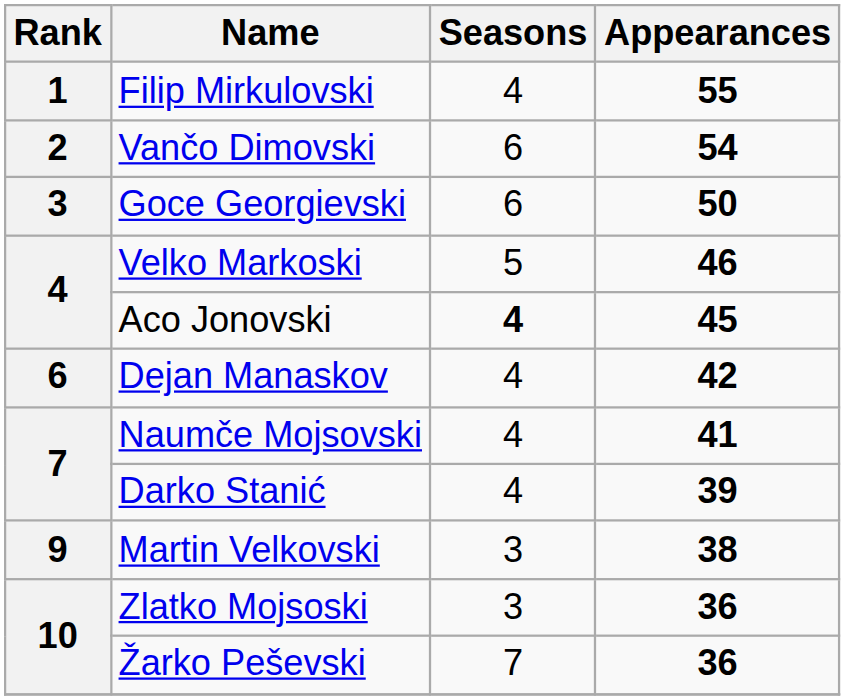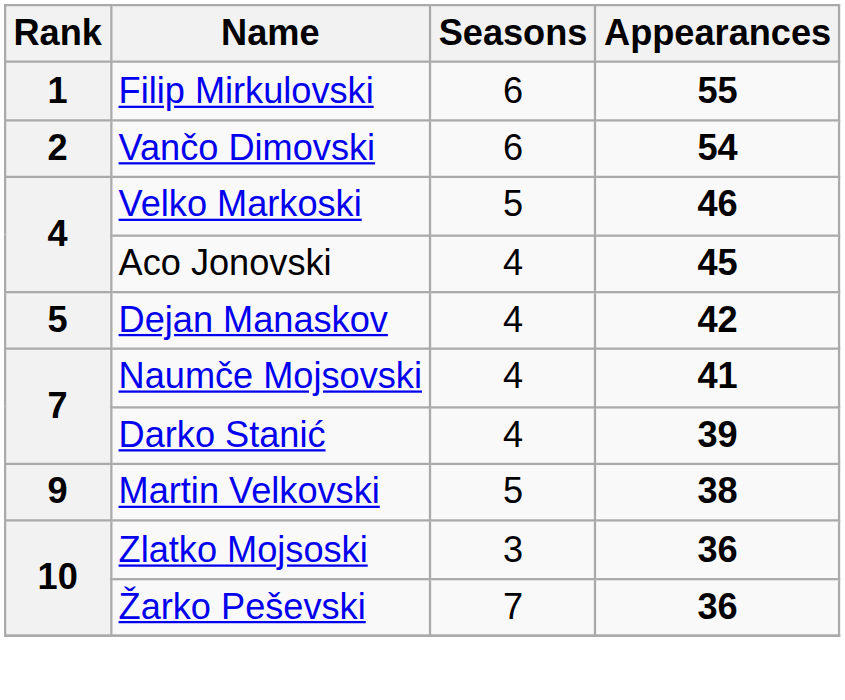(513, 90) 4 -> (513, 90) 6
- row: (262, 205)
(513, 319) bold -> (513, 262) normal
(58, 377) 6 -> (58, 319) 5
(513, 549) 3 -> (513, 491) 5
